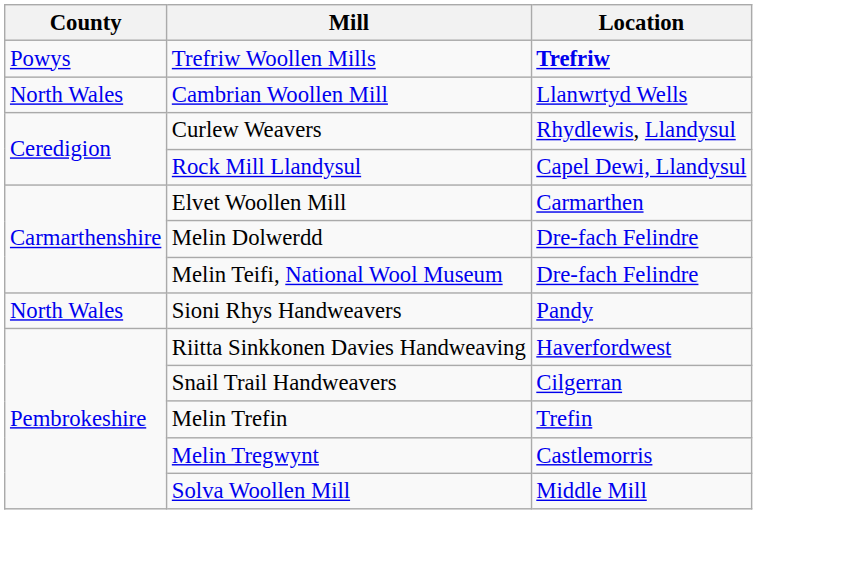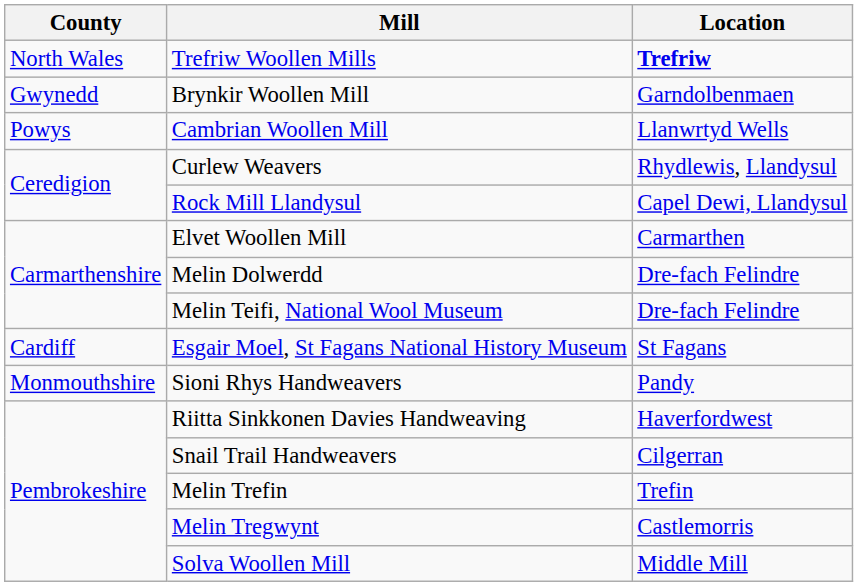(40, 58) Powys -> (67, 58) North Wales
+ row: (270, 94)
(67, 94) North Wales -> (40, 130) Powys
+ row: (399, 346)
(67, 310) North Wales -> (83, 382) Monmouthshire
